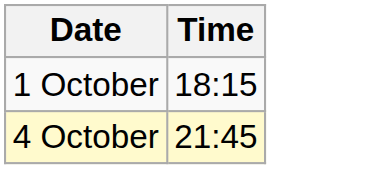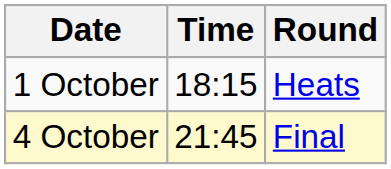+ column: (326, 30)
